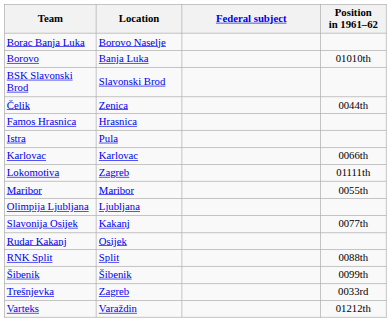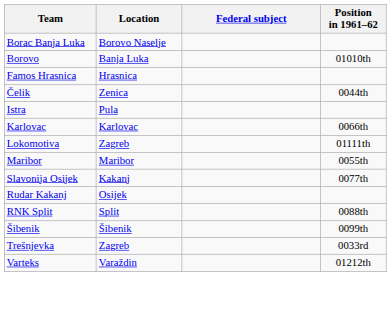- row: (40, 82)
rows swapped: (18, 105) <-> (41, 122)
- row: (48, 207)
